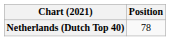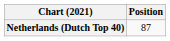(146, 28) 78 -> (146, 28) 87
